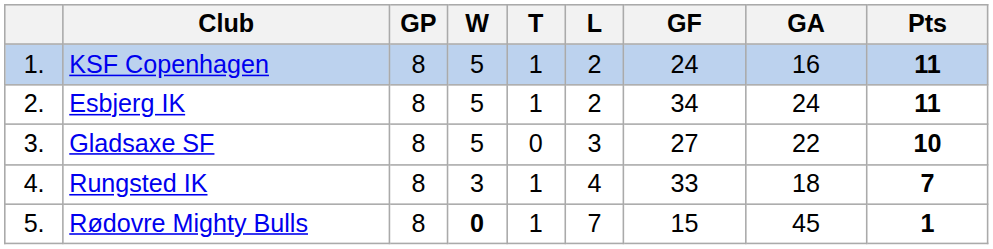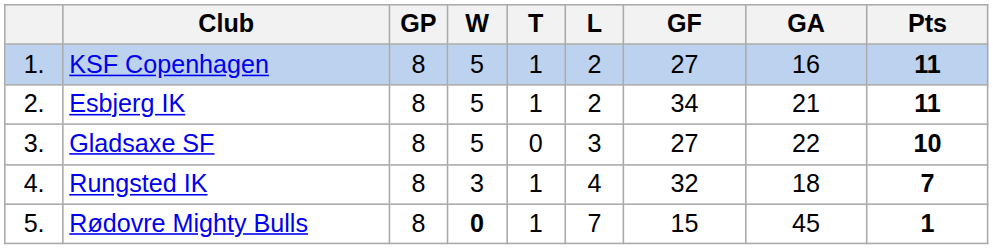(684, 64) 24 -> (684, 64) 27
(806, 104) 24 -> (806, 104) 21
(684, 183) 33 -> (684, 183) 32
